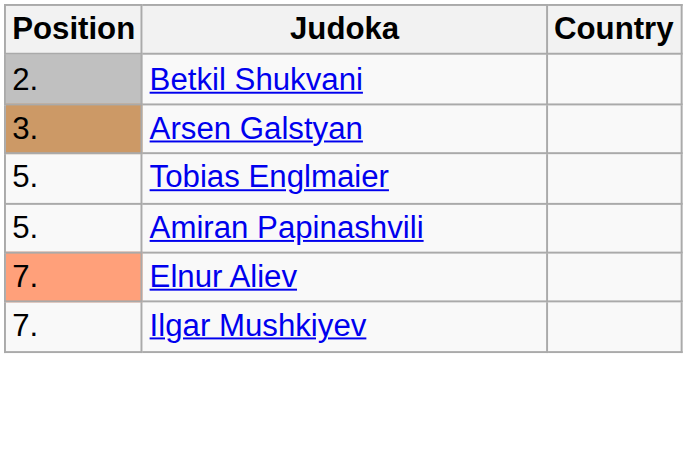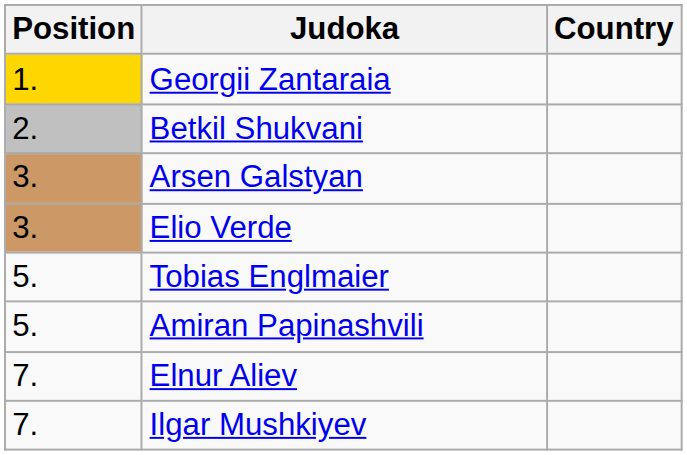+ row: (270, 78)
+ row: (221, 227)
(25, 276) lightsalmon background -> (25, 375) no background
